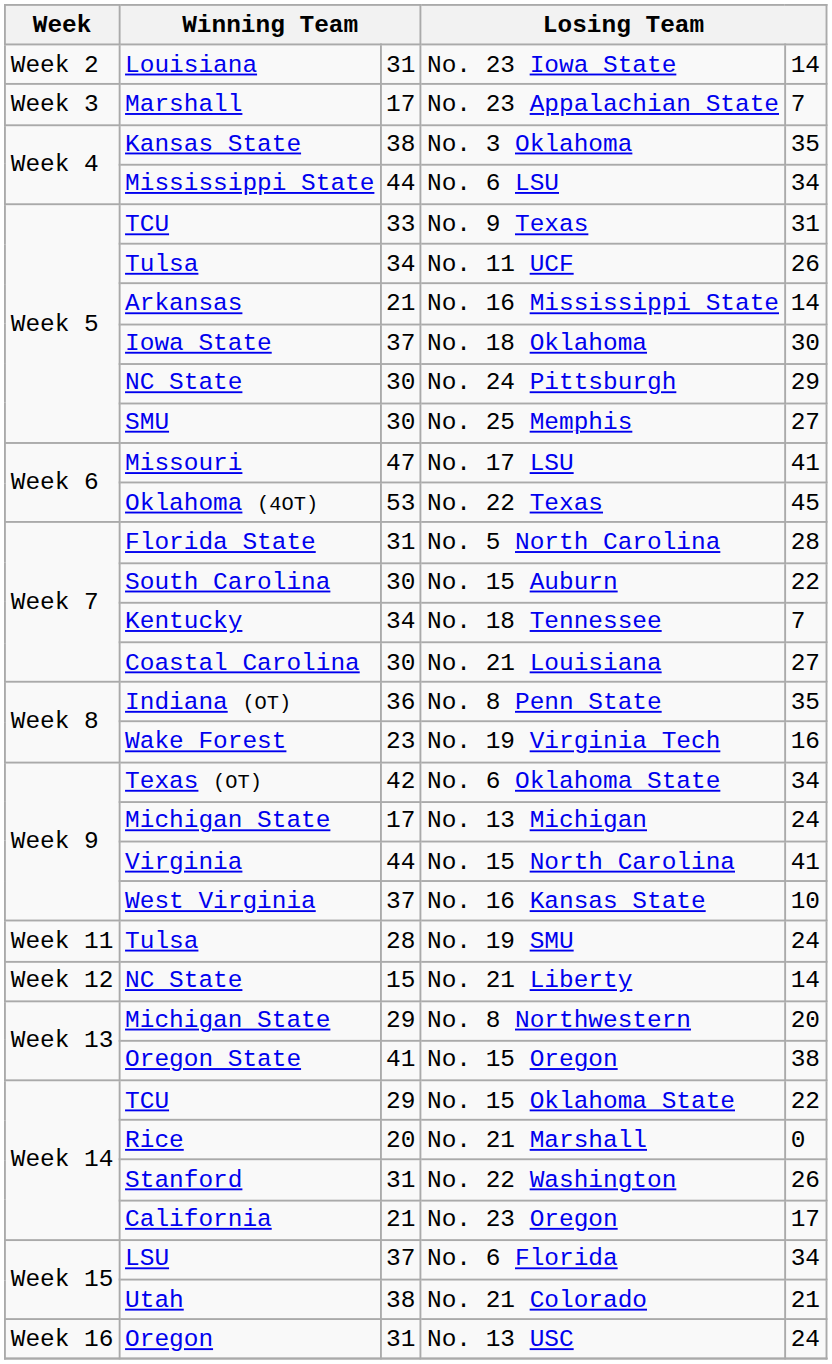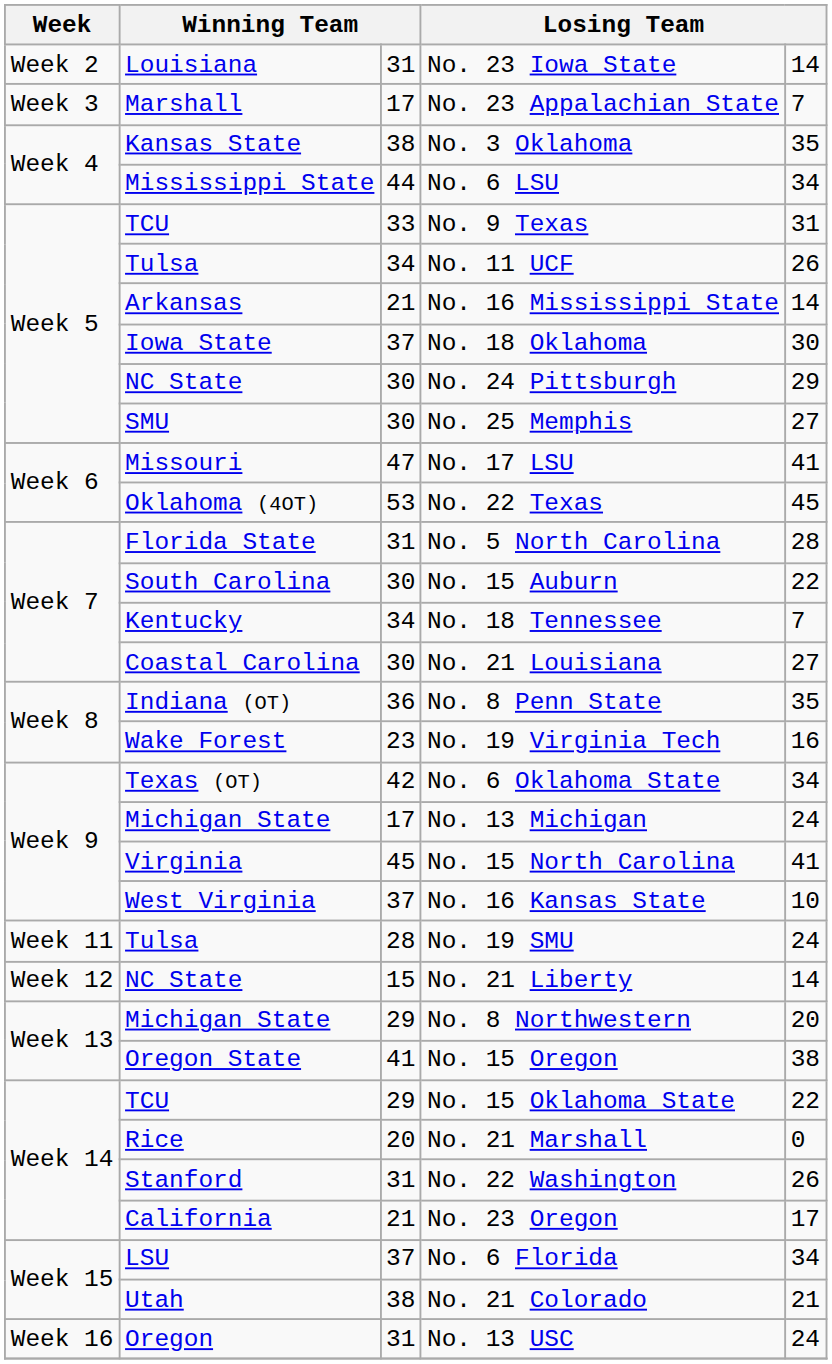(401, 861) 44 -> (401, 861) 45
